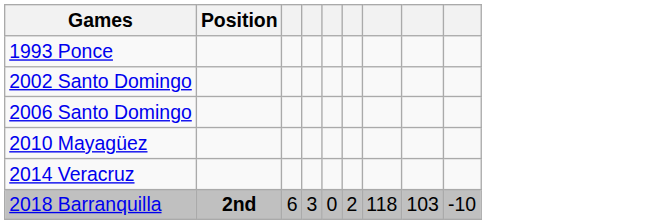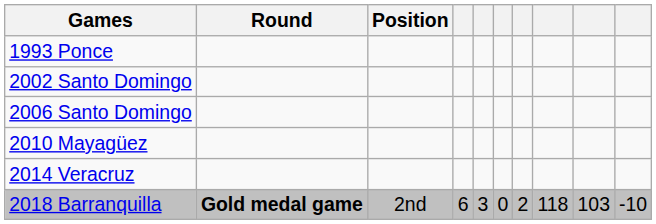+ column: (282, 20)
(239, 205) bold -> (410, 205) normal
